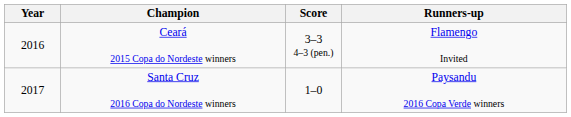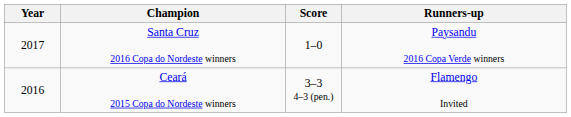rows swapped: (173, 45) <-> (173, 90)
